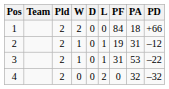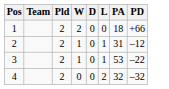- column: (118, 12)
